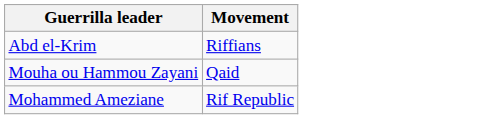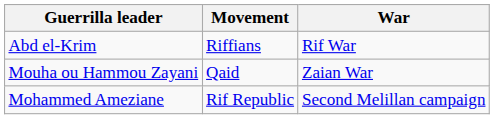+ column: (394, 18)
